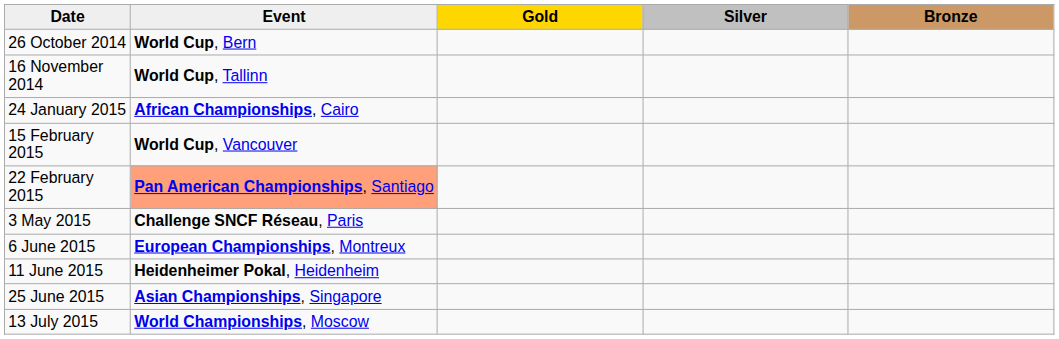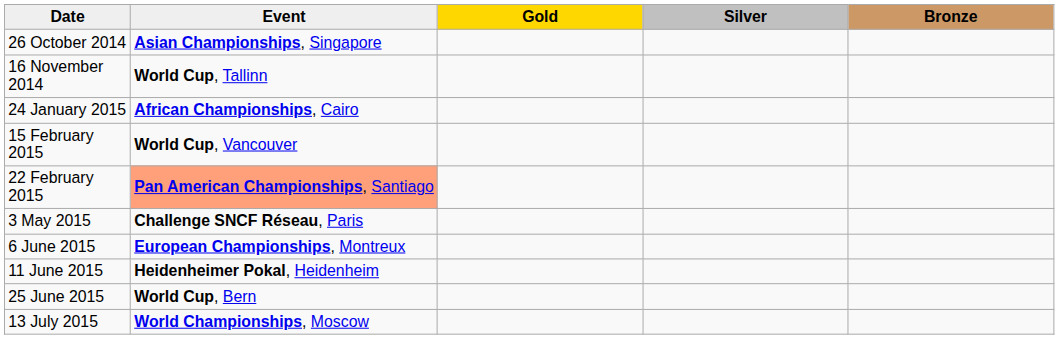(195, 42) World Cup, Bern -> (258, 42) Asian Championships, Singapore
(258, 296) Asian Championships, Singapore -> (195, 296) World Cup, Bern
